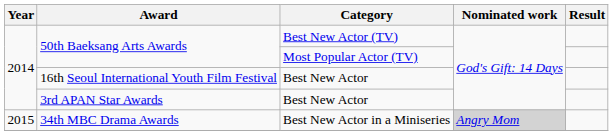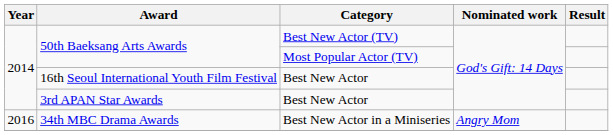(21, 120) 2015 -> (21, 120) 2016
(488, 120) lightgrey background -> (488, 120) no background
